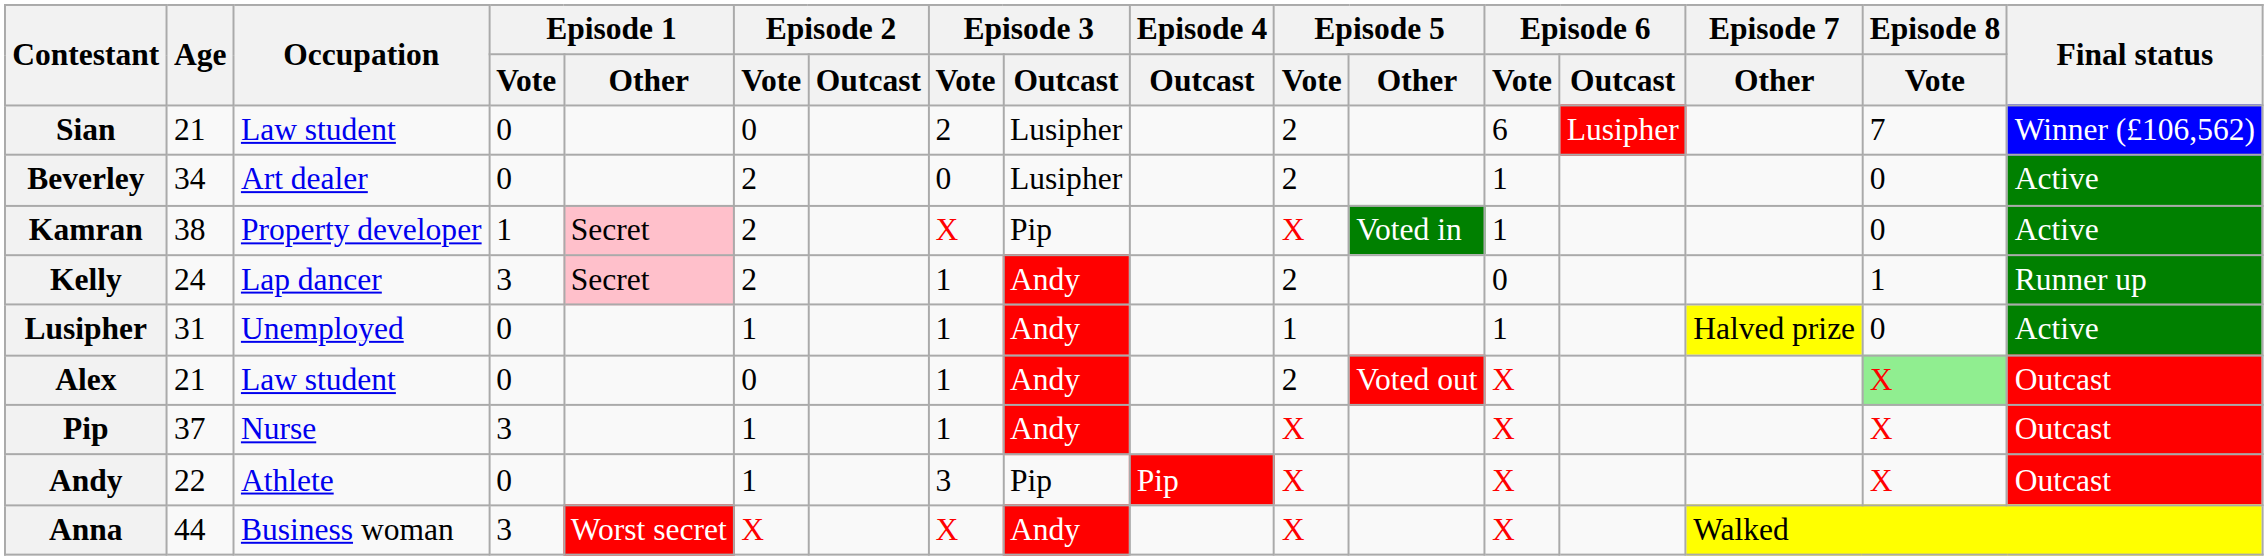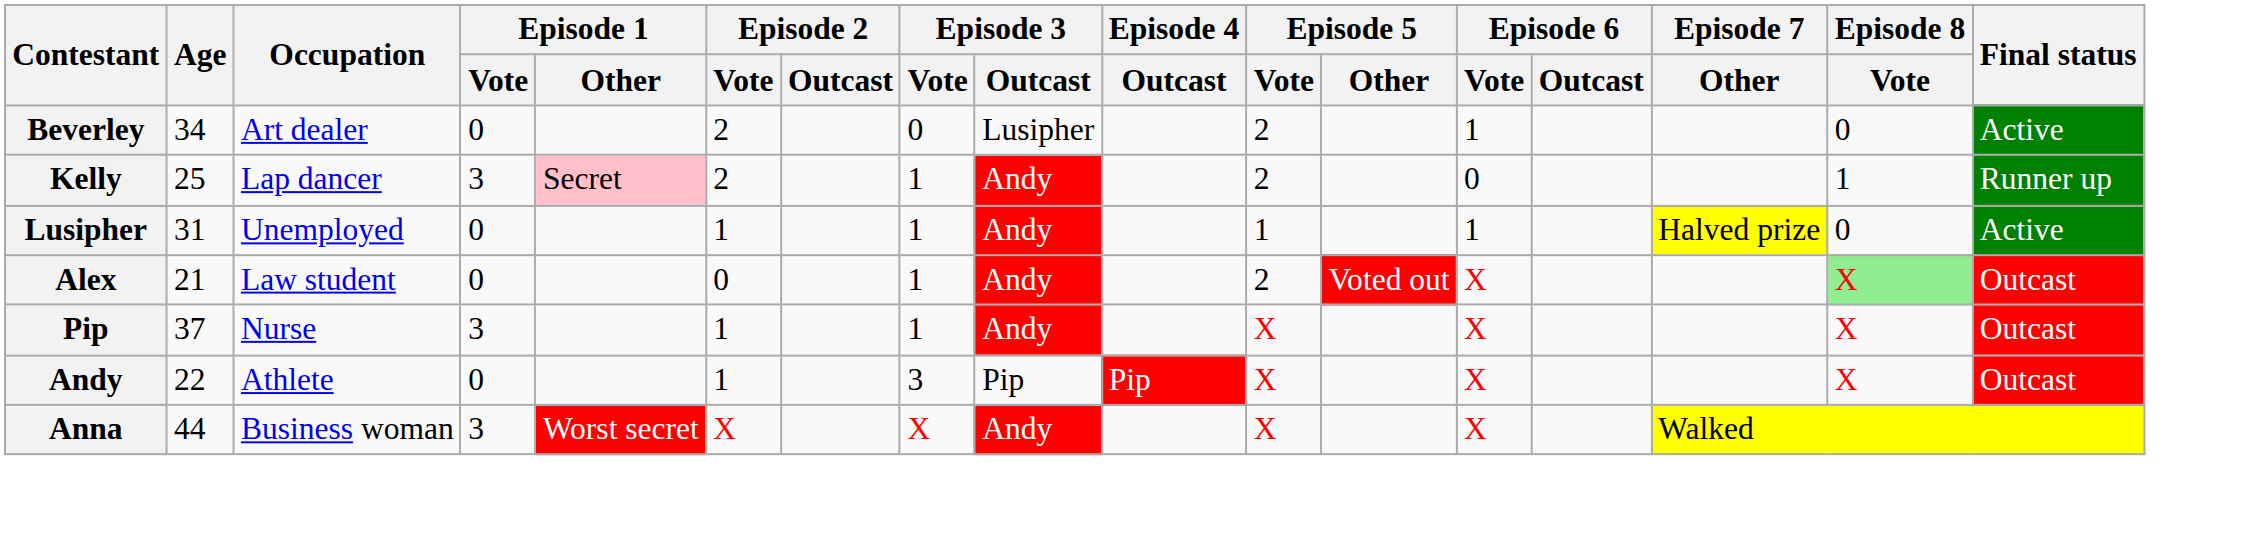- row: (86, 129)
- row: (86, 229)
(190, 279) 24 -> (190, 179) 25
